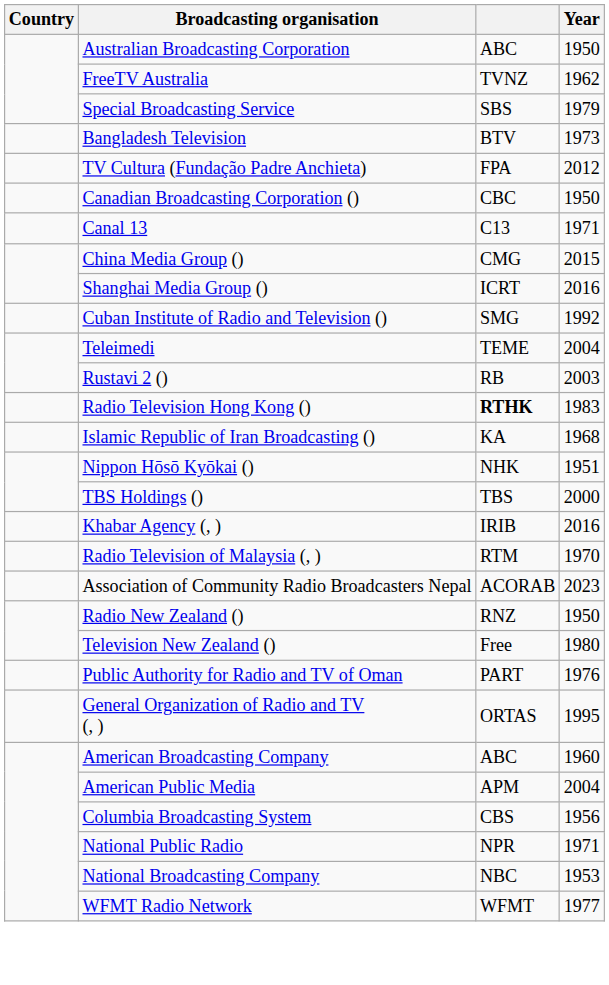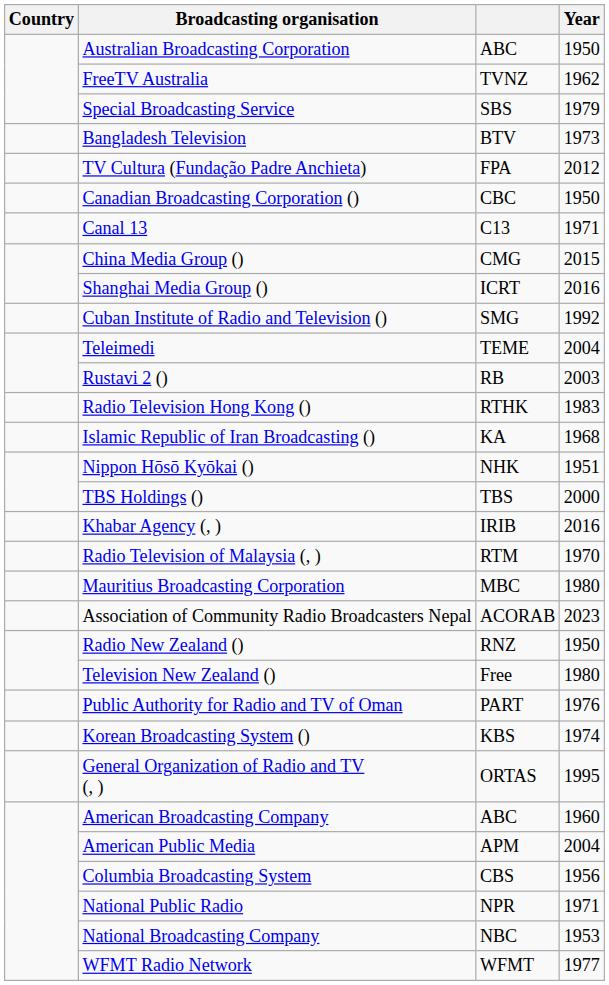(506, 407) bold -> (504, 407) normal
+ row: (213, 586)
+ row: (196, 735)
